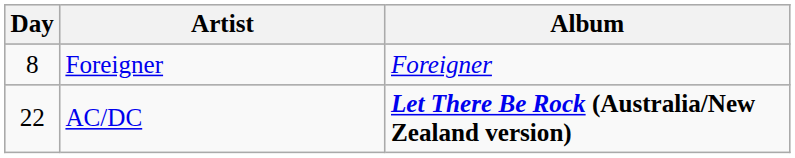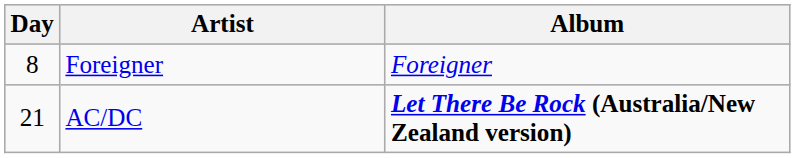(32, 118) 22 -> (32, 118) 21
